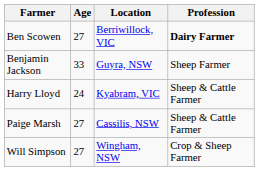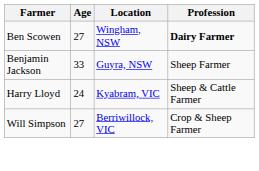(125, 36) Berriwillock, VIC -> (119, 36) Wingham, NSW
- row: (34, 123)
(119, 152) Wingham, NSW -> (125, 123) Berriwillock, VIC
